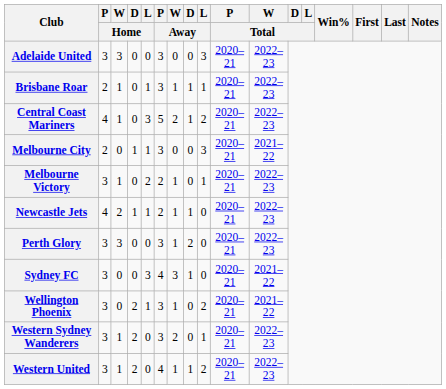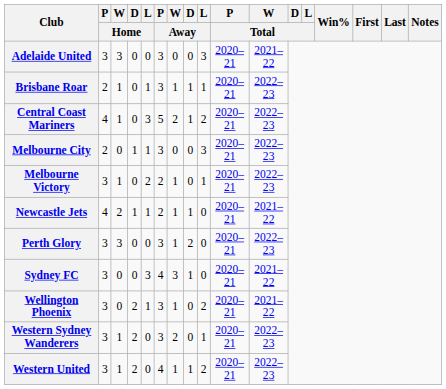(269, 56) 2022–23 -> (269, 56) 2021–22
(269, 150) 2021–22 -> (269, 150) 2022–23
(269, 212) 2022–23 -> (269, 212) 2021–22
